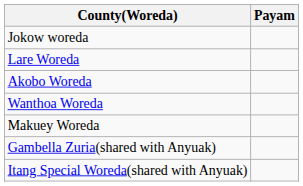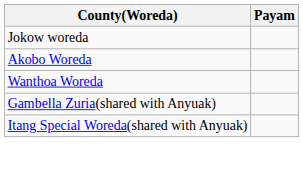- row: (43, 59)
- row: (54, 125)
